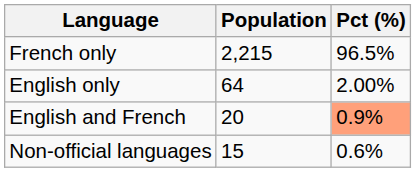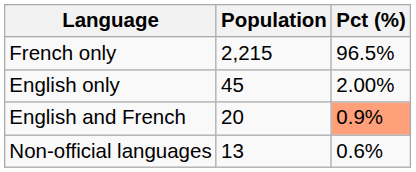(232, 85) 64 -> (232, 85) 45
(232, 150) 15 -> (232, 150) 13
